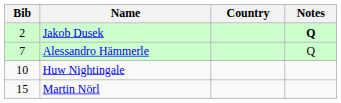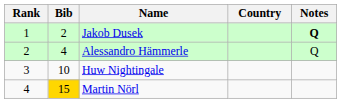+ column: (26, 13)
(22, 51) 7 -> (64, 51) 4
(22, 88) no background -> (64, 88) gold background
